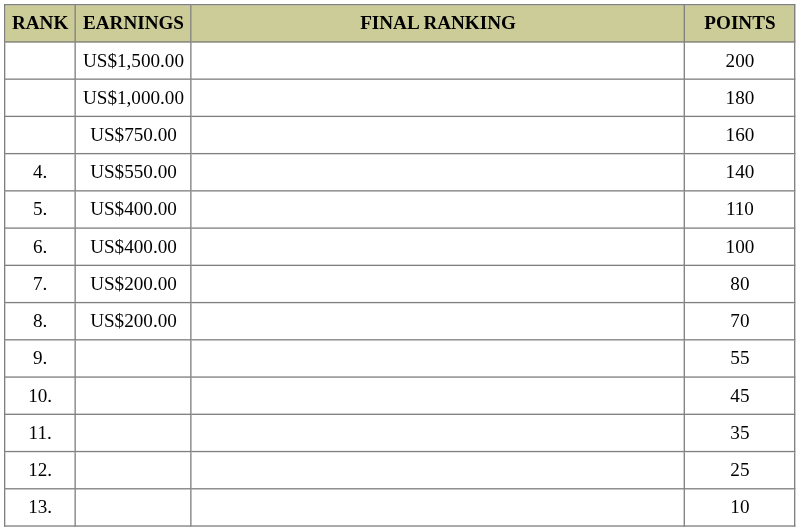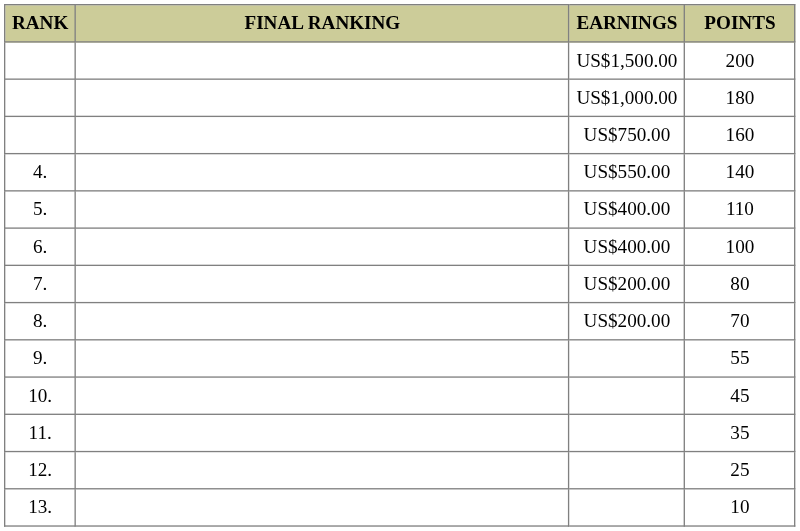columns swapped: (438, 23) <-> (133, 23)
